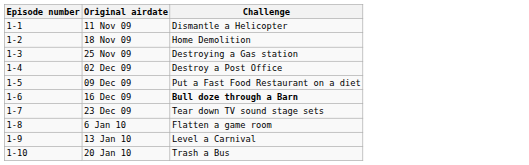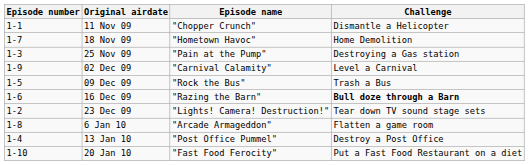+ column: (251, 11)
(14, 40) 1-2 -> (14, 40) 1-7
(14, 68) 1-4 -> (14, 68) 1-9
(227, 68) Destroy a Post Office -> (375, 68) Level a Carnival
(266, 82) Put a Fast Food Restaurant on a diet -> (362, 82) Trash a Bus
(14, 111) 1-7 -> (14, 111) 1-2
(14, 139) 1-9 -> (14, 139) 1-4
(214, 139) Level a Carnival -> (389, 139) Destroy a Post Office
(201, 153) Trash a Bus -> (428, 153) Put a Fast Food Restaurant on a diet
